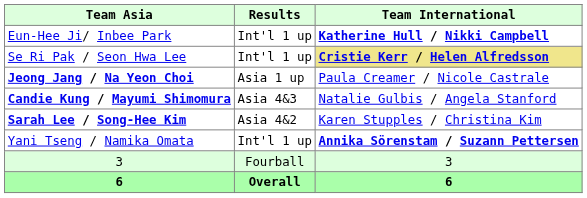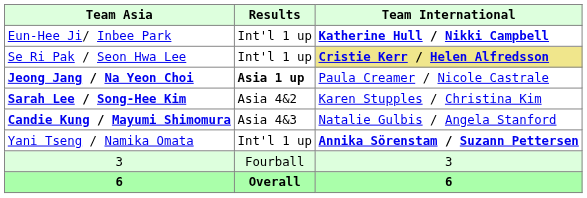(271, 78) normal -> (271, 78) bold
rows swapped: (97, 119) <-> (119, 99)
